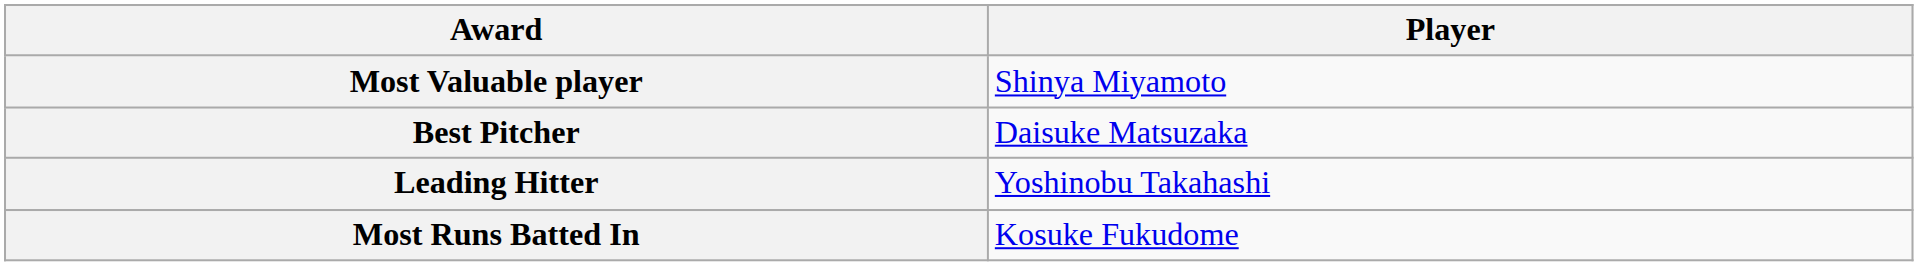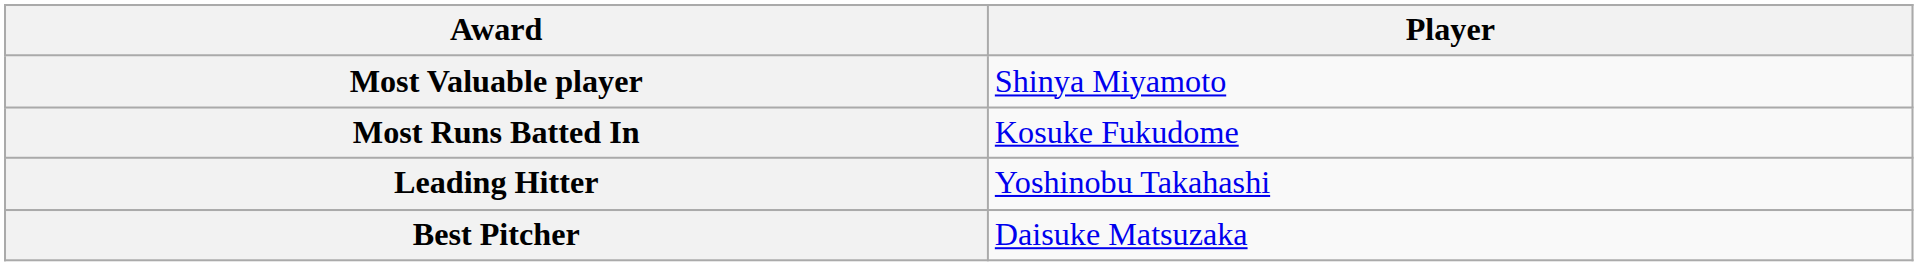rows swapped: (496, 132) <-> (496, 234)
